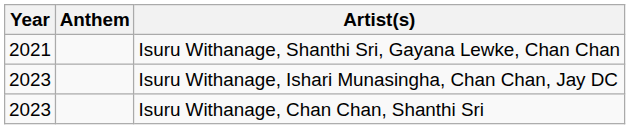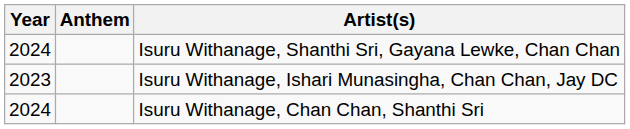(30, 50) 2021 -> (30, 50) 2024
(30, 109) 2023 -> (30, 109) 2024
